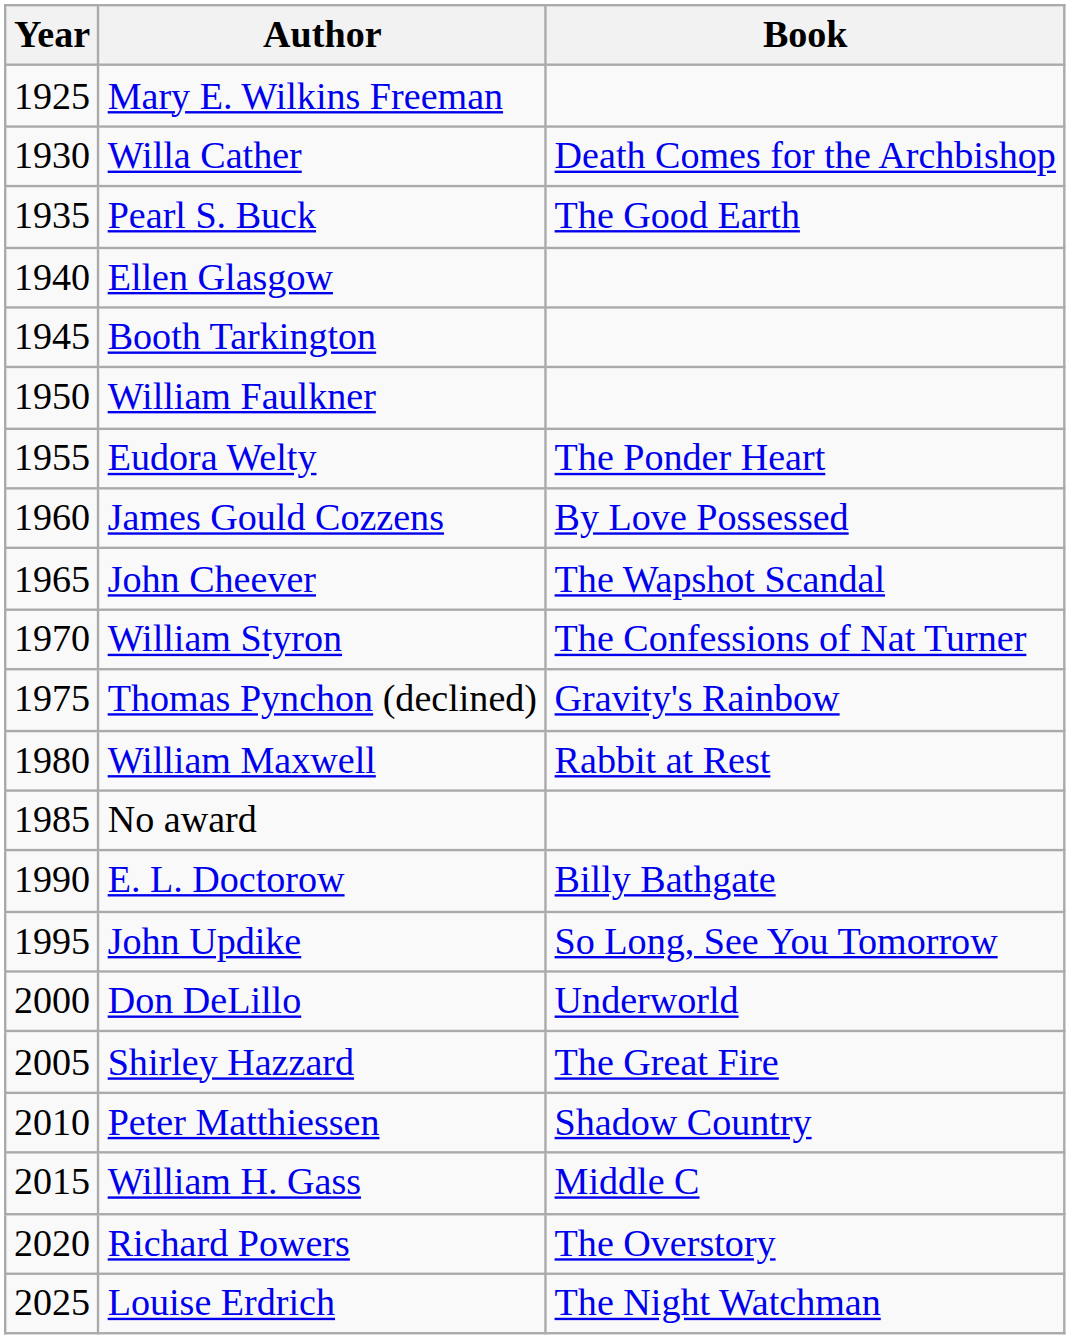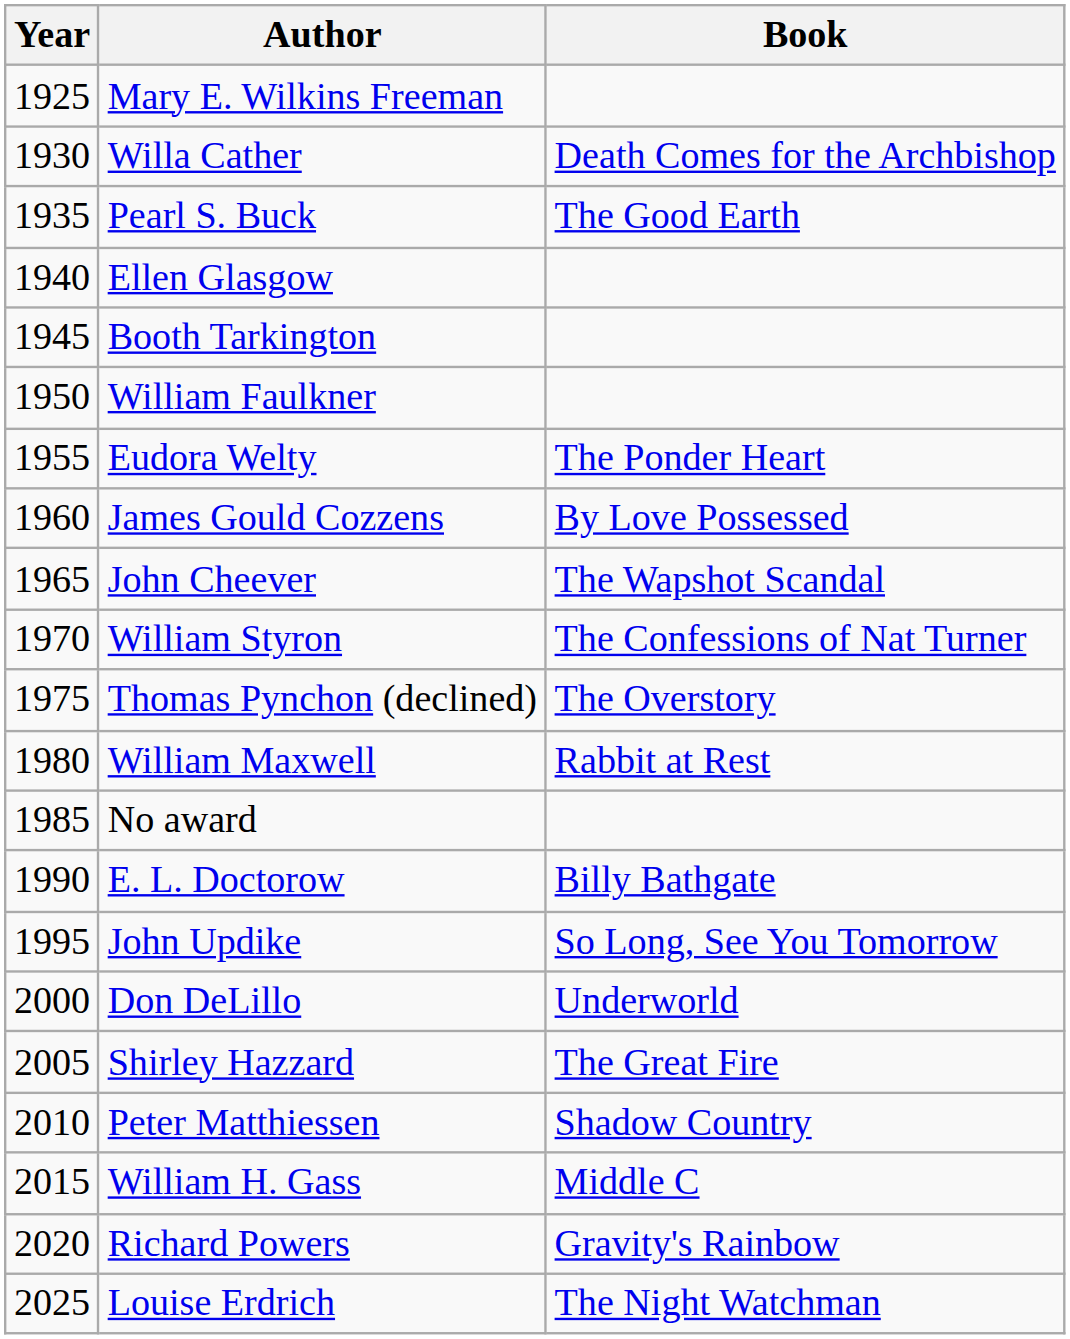(697, 699) Gravity's Rainbow -> (665, 699) The Overstory
(665, 1242) The Overstory -> (697, 1242) Gravity's Rainbow
